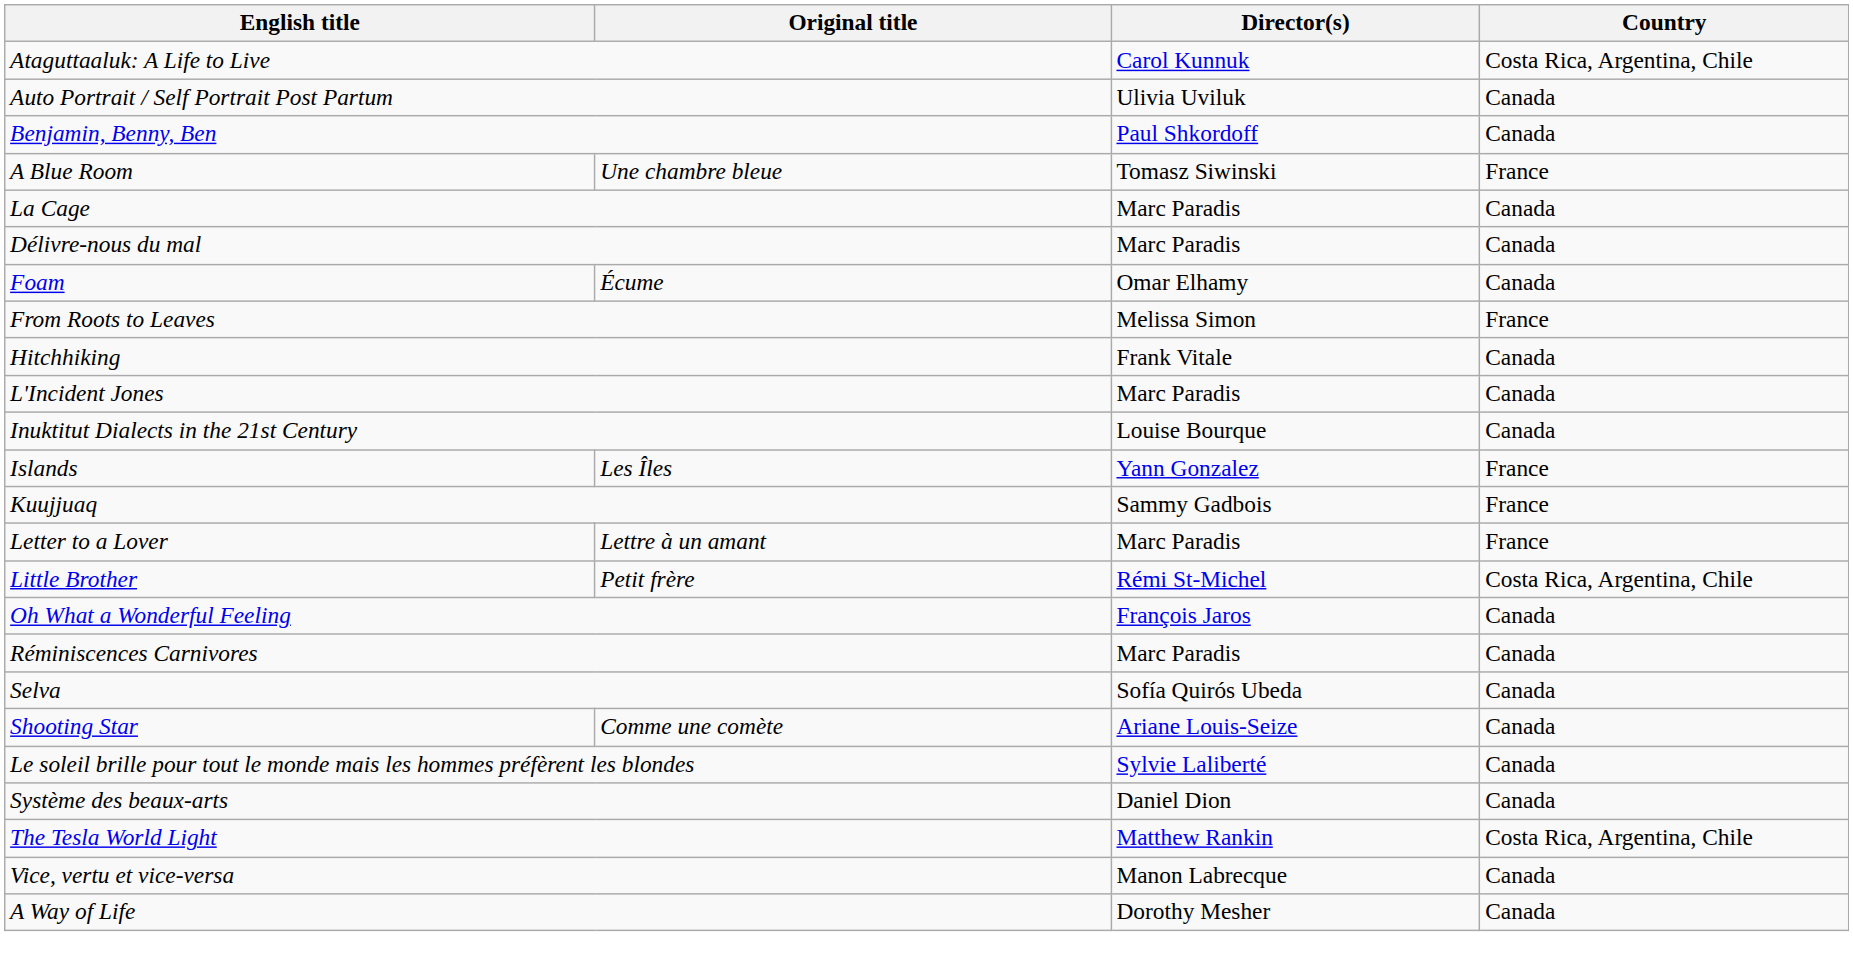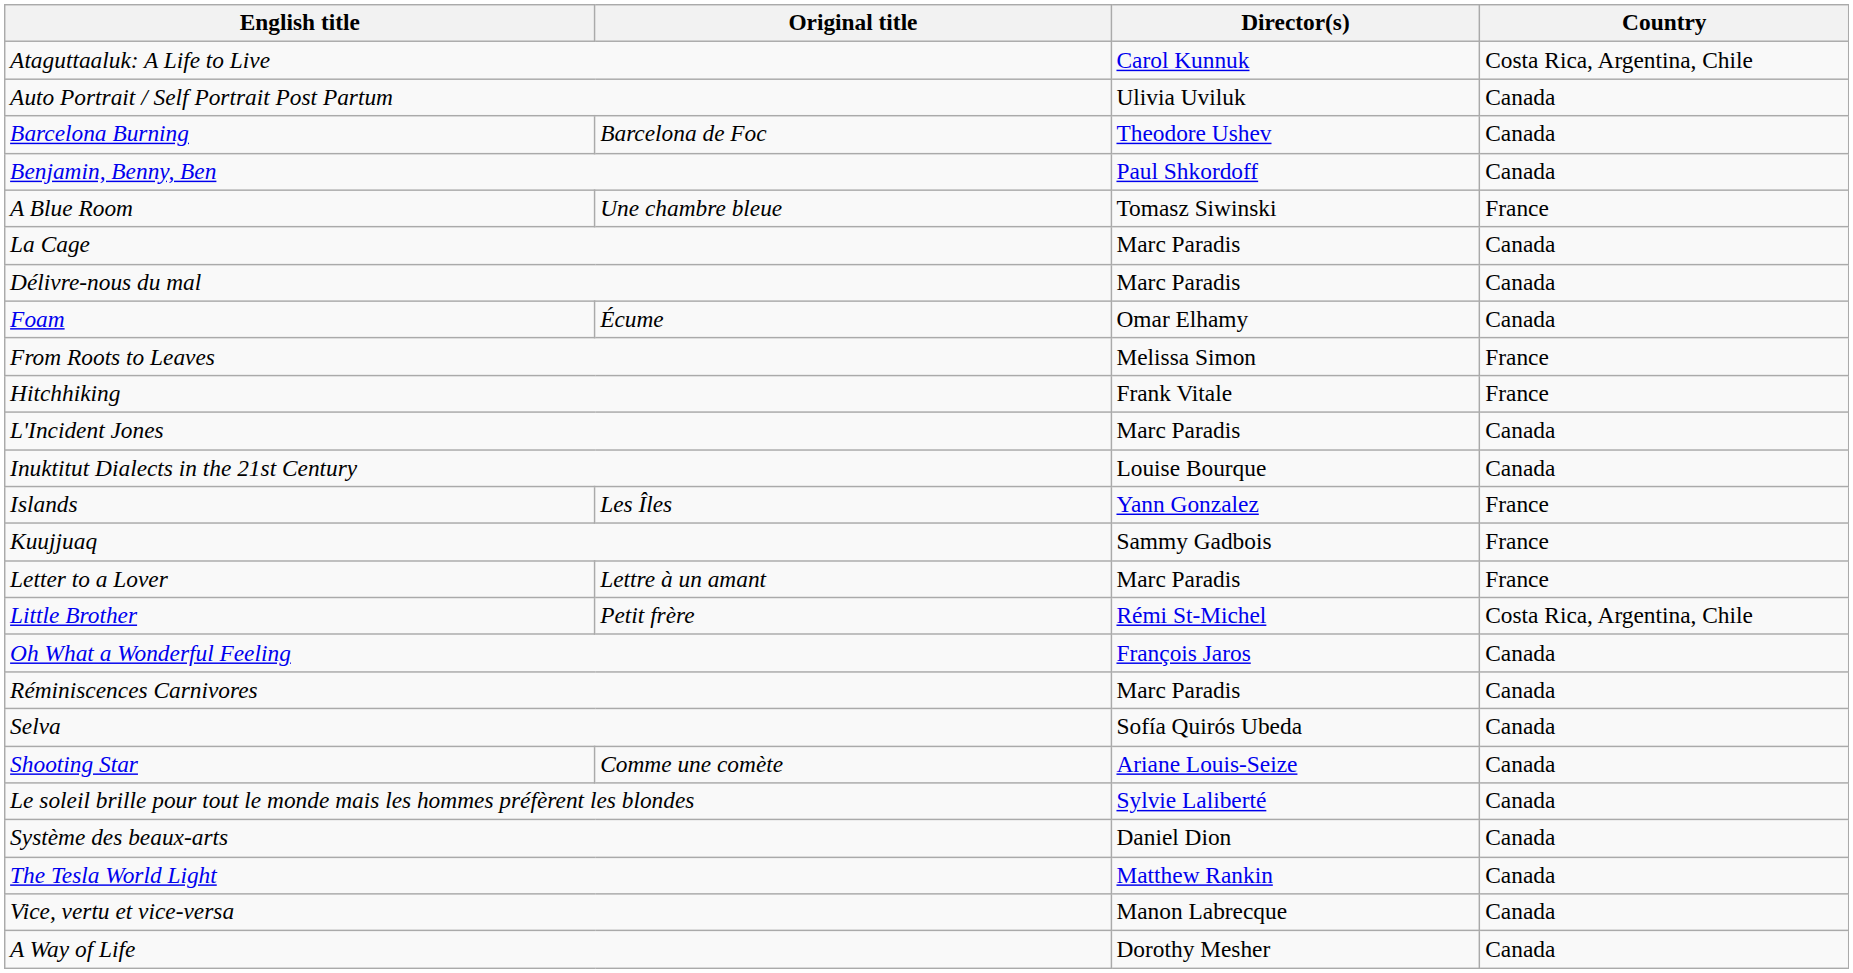+ row: (100, 134)
(1520, 356) Canada -> (1517, 393) France
(1619, 838) Costa Rica, Argentina, Chile -> (1520, 875) Canada
